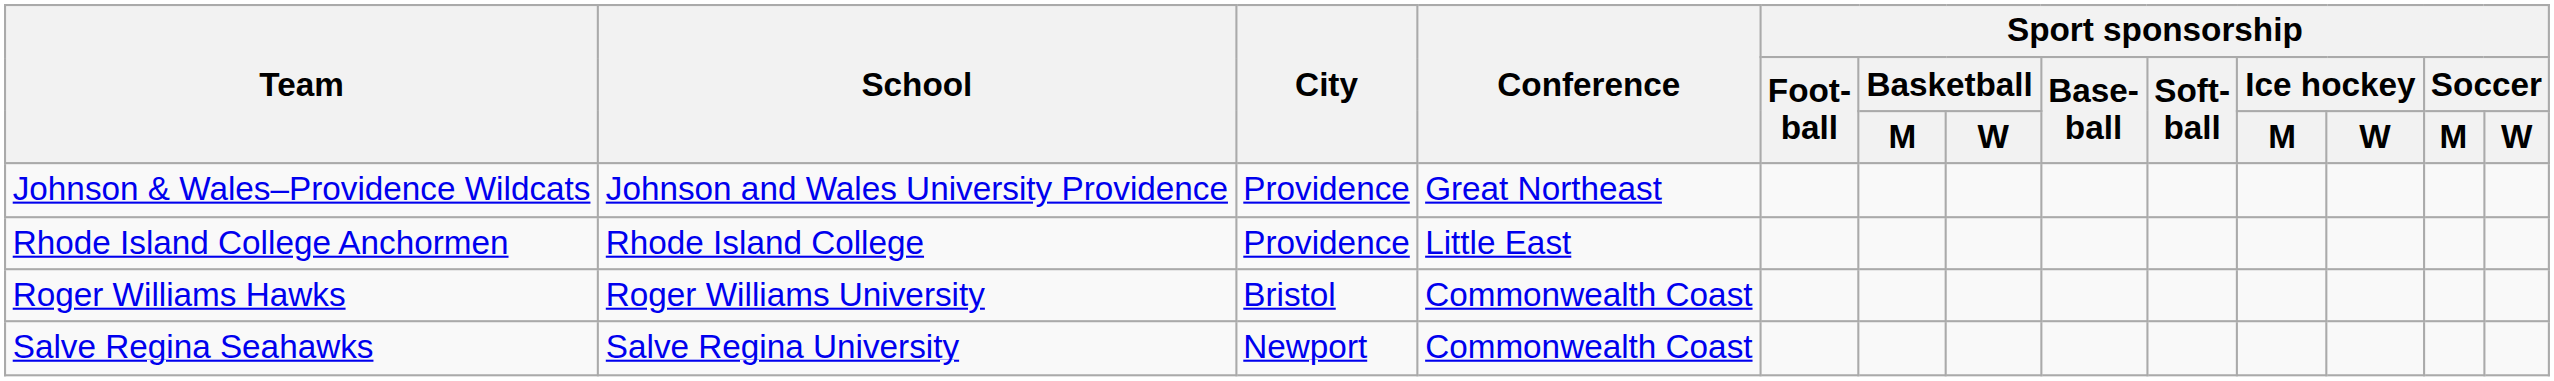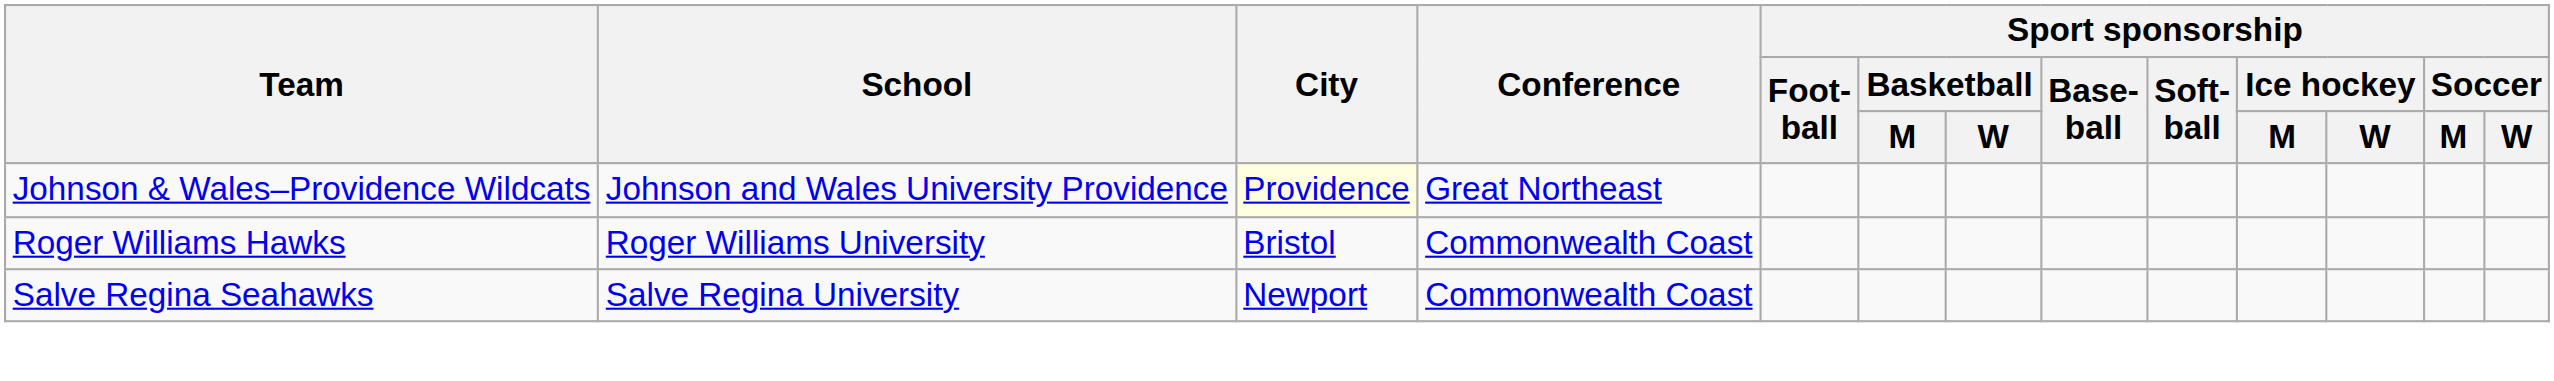(1327, 189) no background -> (1327, 189) lightyellow background
- row: (261, 242)
